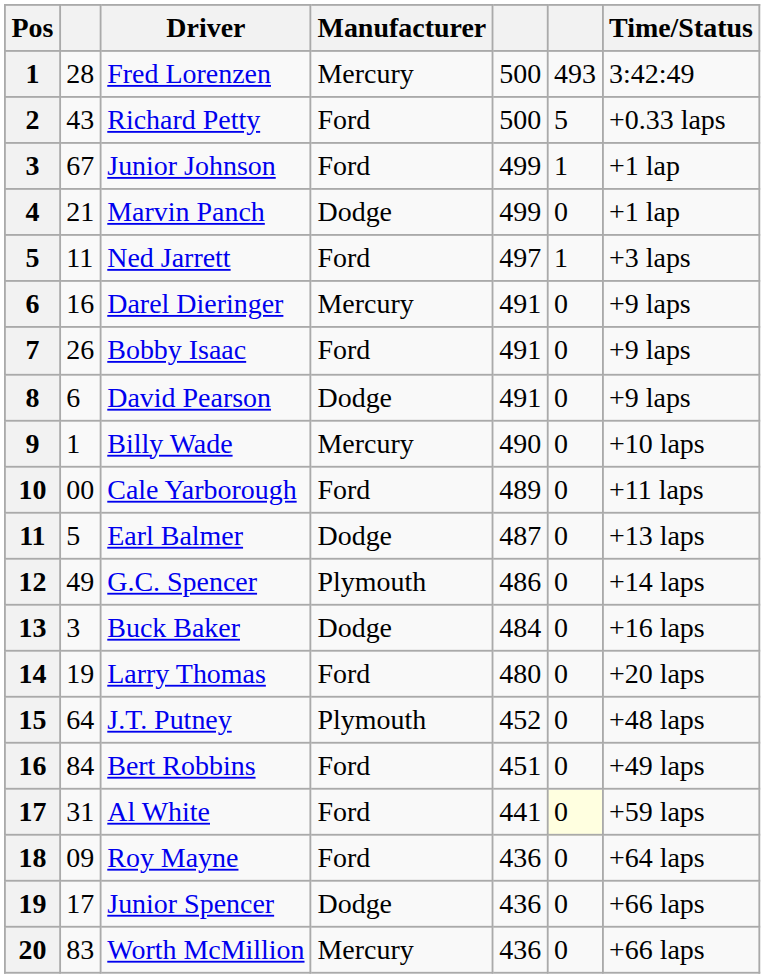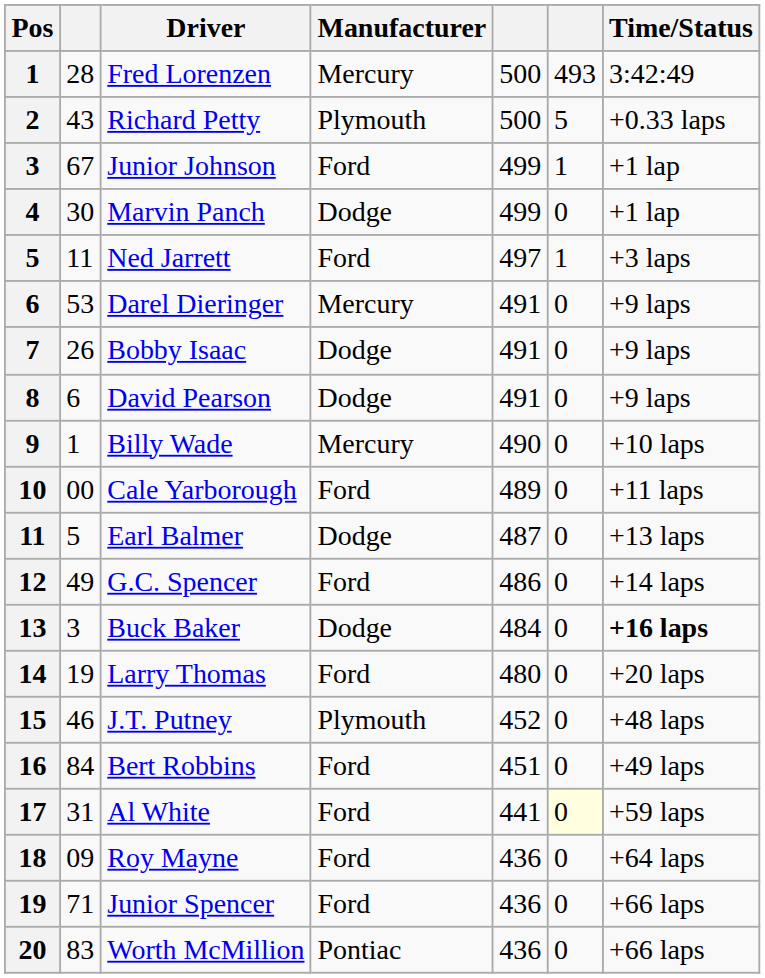(344, 119) Ford -> (372, 119) Plymouth
(80, 212) 21 -> (80, 212) 30
(80, 304) 16 -> (80, 304) 53
(344, 350) Ford -> (355, 350) Dodge
(372, 581) Plymouth -> (344, 581) Ford
(657, 627) normal -> (659, 627) bold
(80, 719) 64 -> (80, 719) 46
(80, 903) 17 -> (80, 903) 71
(355, 903) Dodge -> (344, 903) Ford
(366, 950) Mercury -> (359, 950) Pontiac
